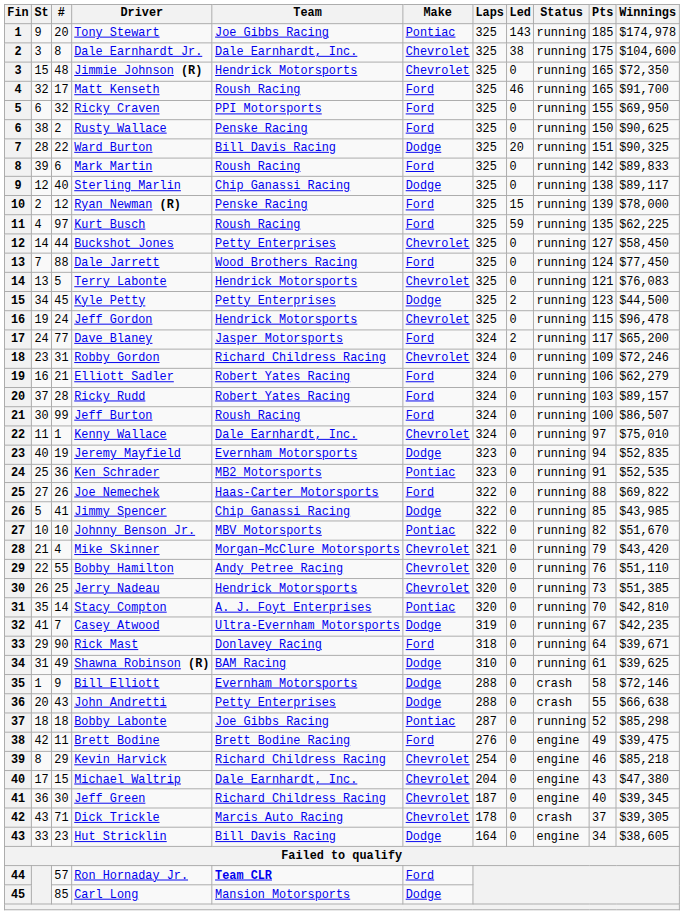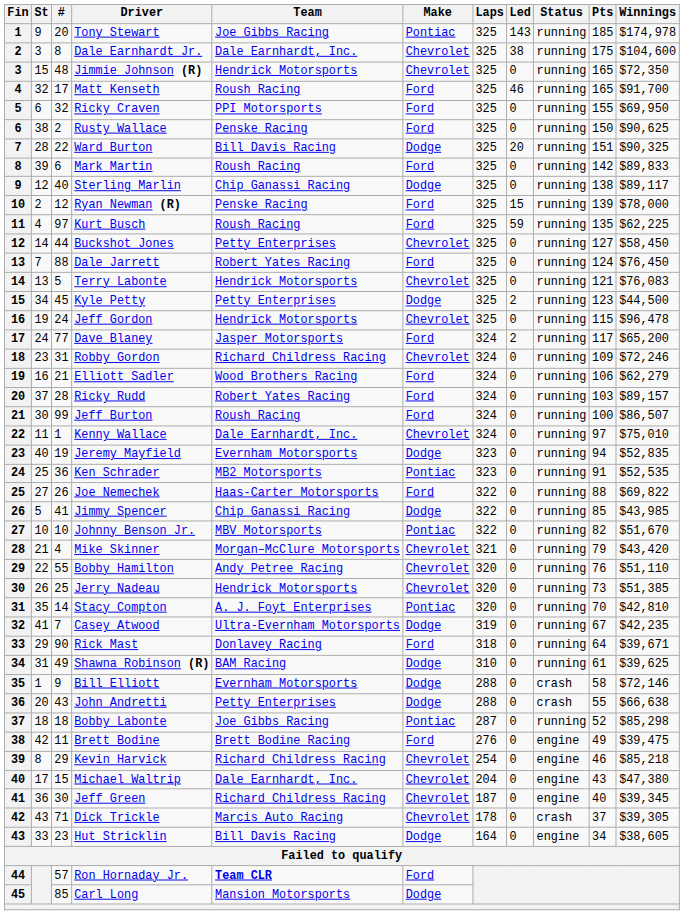(286, 263) Wood Brothers Racing -> (283, 263) Robert Yates Racing
(644, 263) $77,450 -> (644, 263) $76,450
(283, 378) Robert Yates Racing -> (286, 378) Wood Brothers Racing
